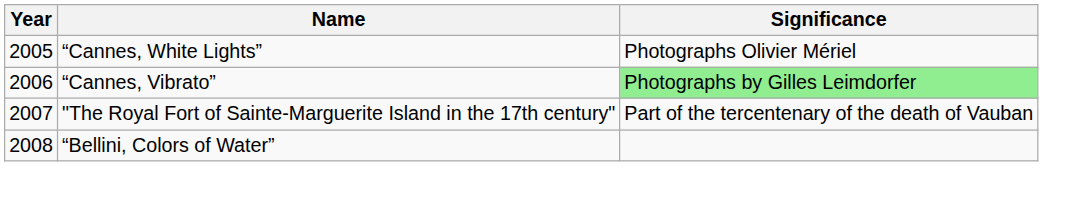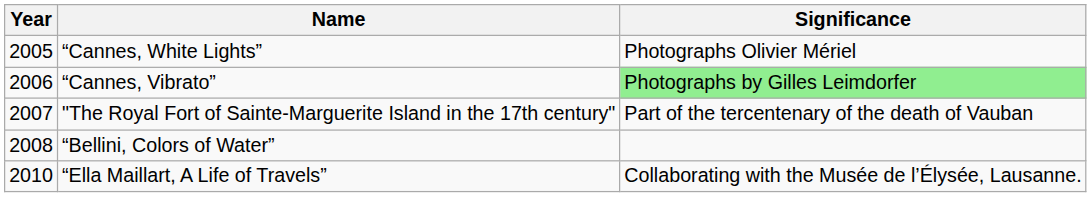+ row: (194, 176)
